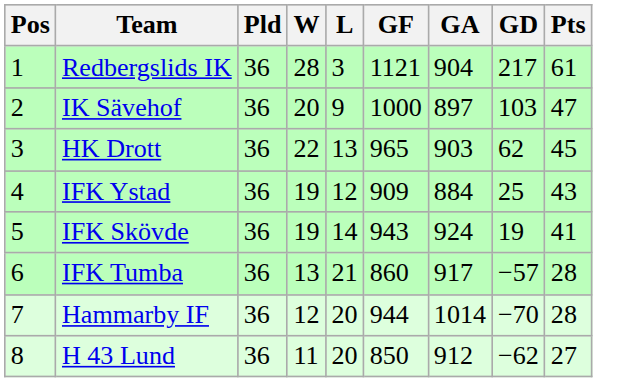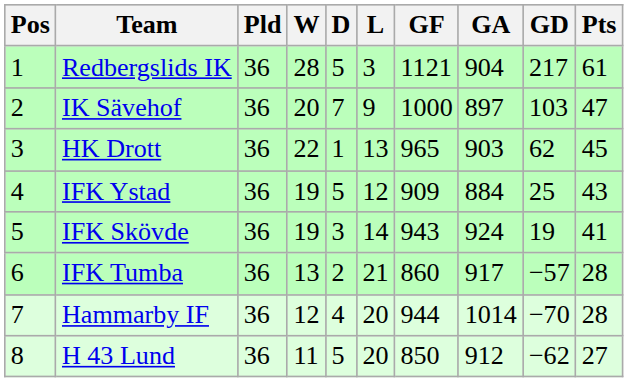+ column: (341, 25)
